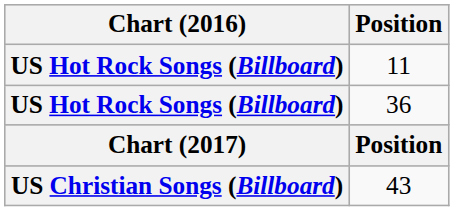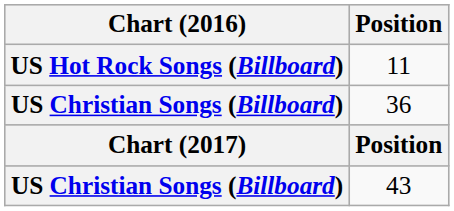(177, 104) US Hot Rock Songs (Billboard) -> (177, 104) US Christian Songs (Billboard)
